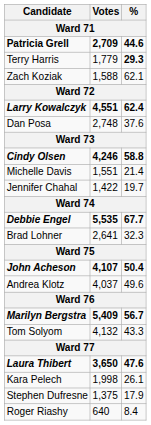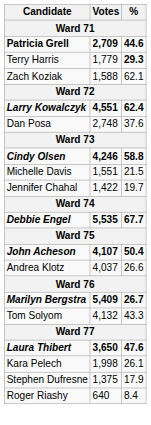(134, 172) 21.4 -> (134, 172) 21.5
- row: (34, 236)
(134, 284) 49.6 -> (134, 268) 26.6
(134, 316) 56.7 -> (134, 300) 26.7
